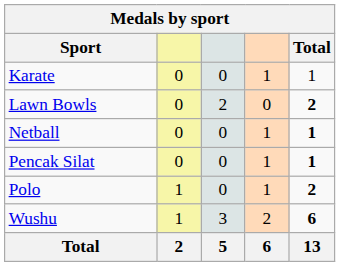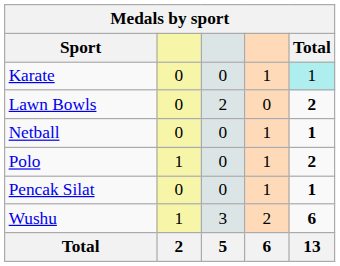(312, 76) no background -> (312, 76) paleturquoise background
rows swapped: (24, 190) <-> (52, 161)
